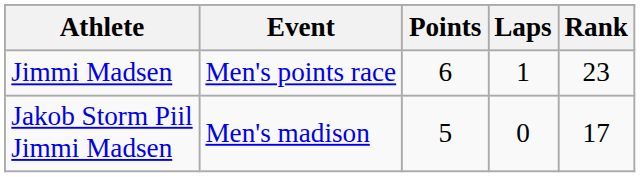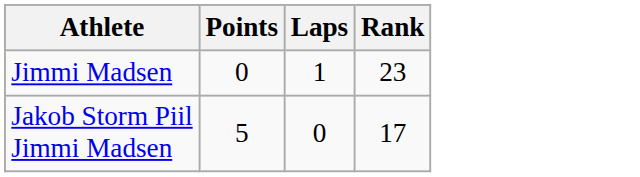- column: (301, 27)
(445, 72) 6 -> (242, 72) 0
